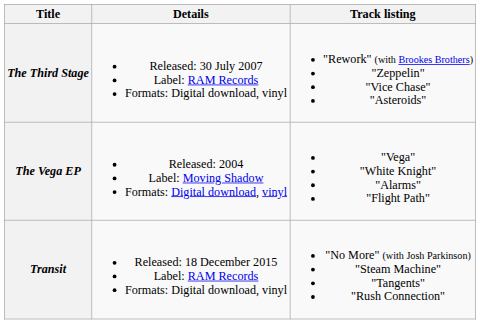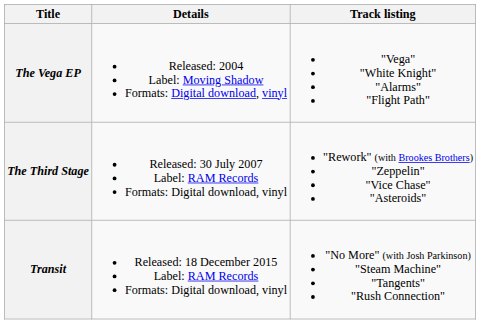rows swapped: (48, 171) <-> (48, 72)
